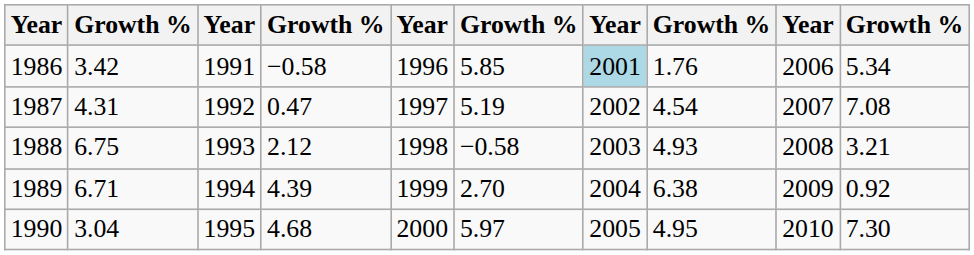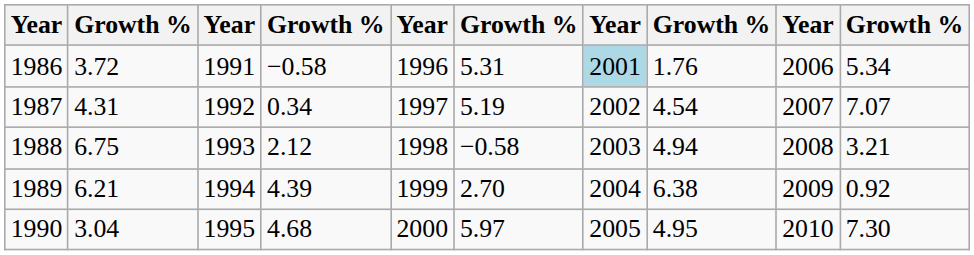(97, 65) 3.42 -> (97, 65) 3.72
(482, 65) 5.85 -> (482, 65) 5.31
(290, 106) 0.47 -> (290, 106) 0.34
(868, 106) 7.08 -> (868, 106) 7.07
(675, 147) 4.93 -> (675, 147) 4.94
(97, 188) 6.71 -> (97, 188) 6.21
